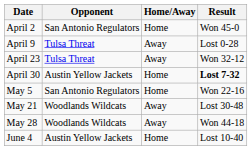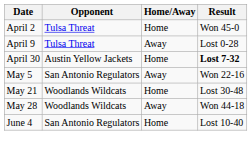(92, 28) San Antonio Regulators -> (69, 28) Tulsa Threat
- row: (23, 59)
(156, 91) Home -> (155, 75) Away
(155, 106) Away -> (156, 91) Home
(88, 138) Austin Yellow Jackets -> (92, 122) San Antonio Regulators
